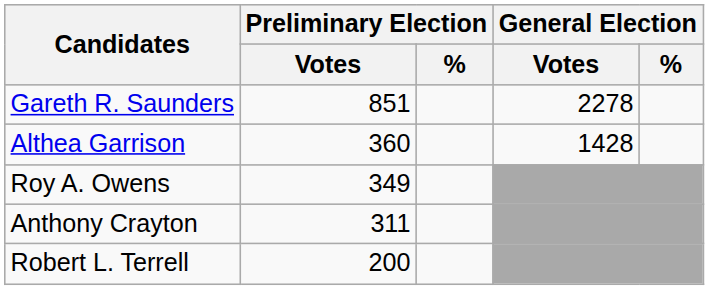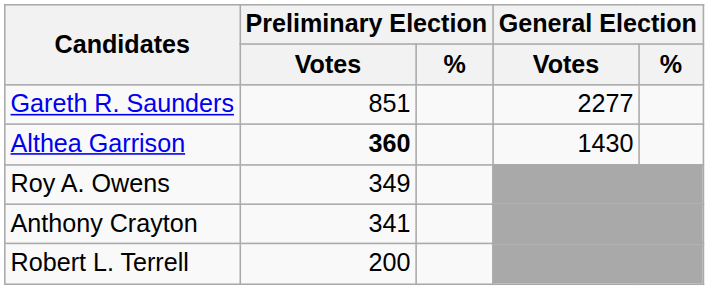(605, 104) 2278 -> (605, 104) 2277
(389, 143) normal -> (389, 143) bold
(605, 143) 1428 -> (605, 143) 1430
(390, 223) 311 -> (389, 223) 341
